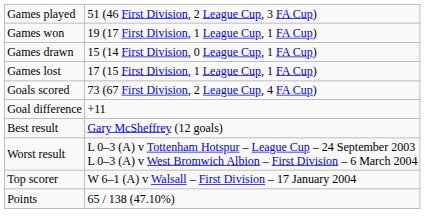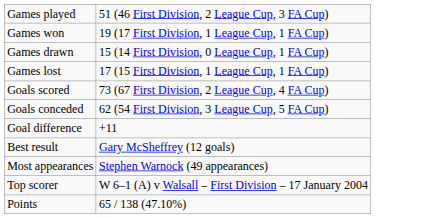+ row: (45, 109)
- row: (36, 153)
+ row: (50, 166)
